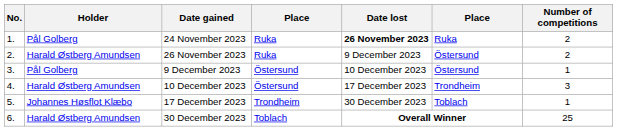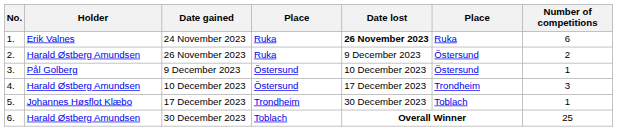(52, 39) Pål Golberg -> (51, 39) Erik Valnes
(568, 39) 2 -> (568, 39) 6
